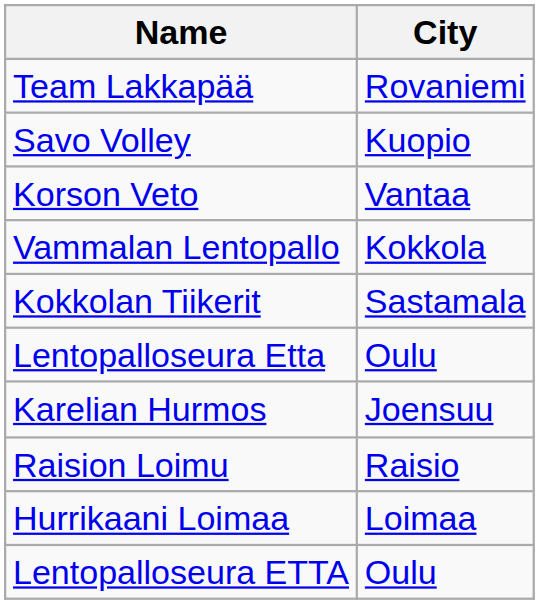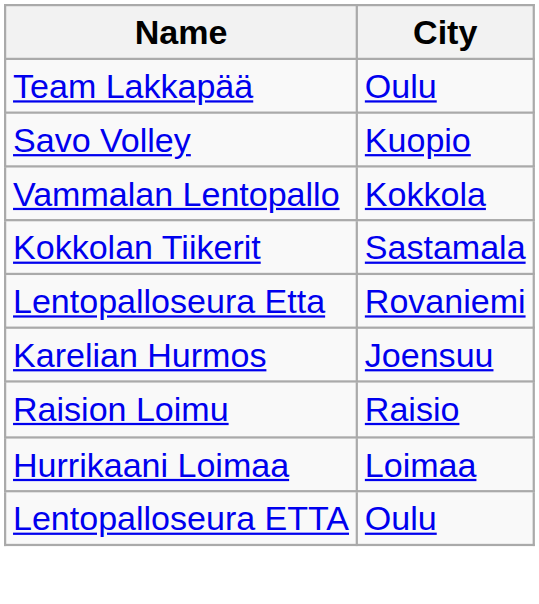(445, 86) Rovaniemi -> (401, 86) Oulu
- row: (106, 194)
(401, 356) Oulu -> (445, 302) Rovaniemi
